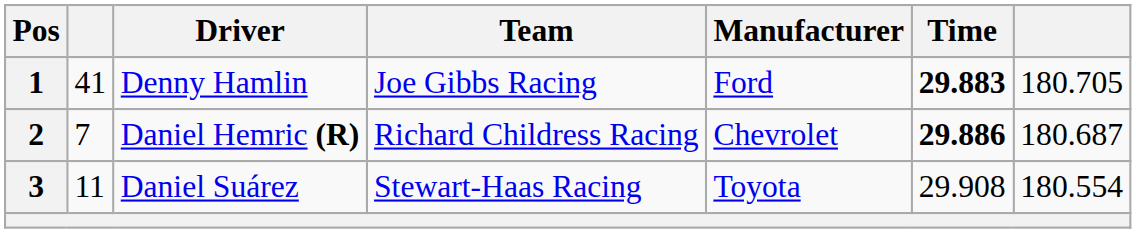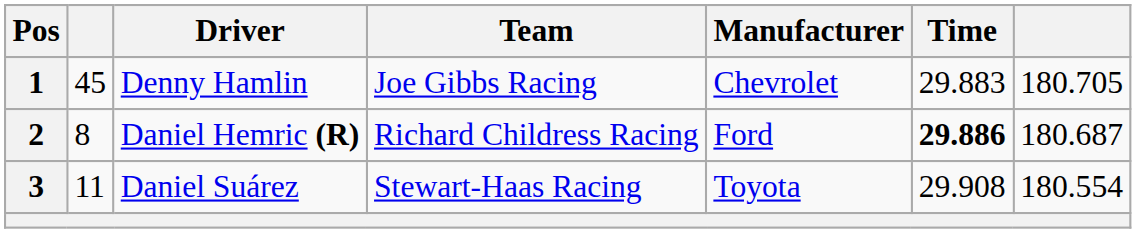(90, 82) 41 -> (90, 82) 45
(743, 82) Ford -> (776, 82) Chevrolet
(962, 82) bold -> (962, 82) normal
(82, 135) 7 -> (82, 135) 8
(776, 135) Chevrolet -> (743, 135) Ford
